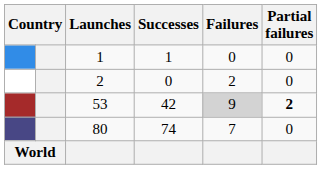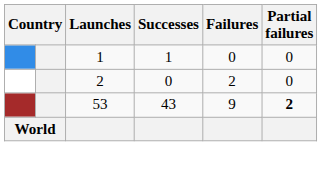(168, 104) 42 -> (168, 104) 43
(232, 104) lightgrey background -> (232, 104) no background
- row: (100, 128)
